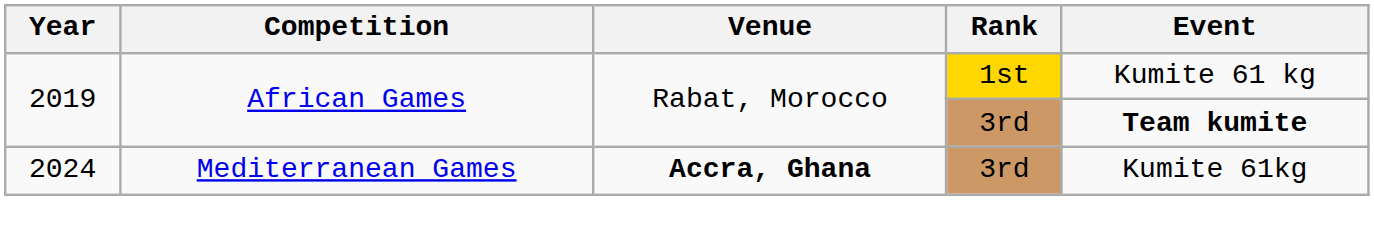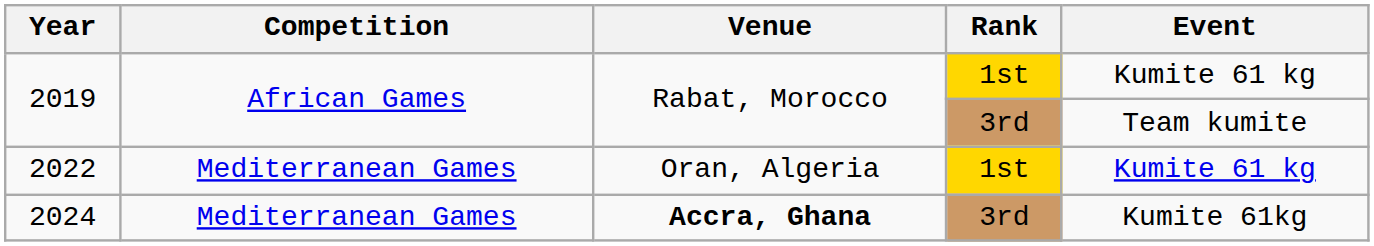(1215, 123) bold -> (1215, 123) normal
+ row: (63, 170)
